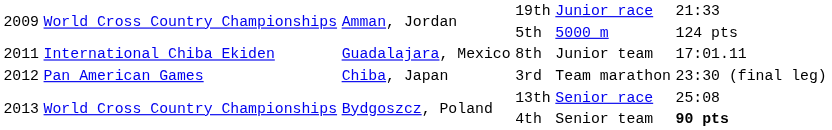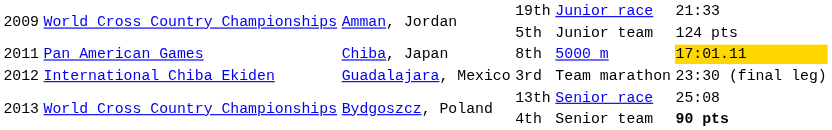(582, 33) 5000 m -> (604, 33) Junior team
(159, 54) International Chiba Ekiden -> (124, 54) Pan American Games
(426, 54) Guadalajara, Mexico -> (395, 54) Chiba, Japan
(604, 54) Junior team -> (582, 54) 5000 m
(711, 54) no background -> (711, 54) gold background
(124, 76) Pan American Games -> (159, 76) International Chiba Ekiden
(395, 76) Chiba, Japan -> (426, 76) Guadalajara, Mexico
